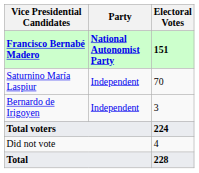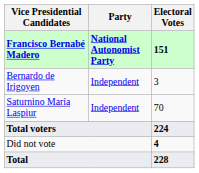rows swapped: (38, 81) <-> (31, 108)
(156, 144) normal -> (156, 144) bold
